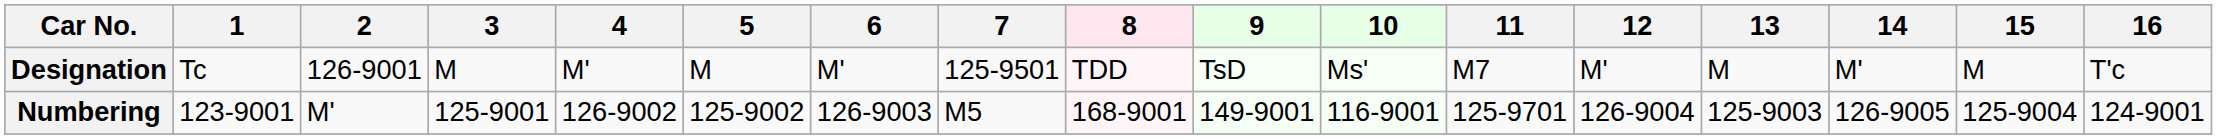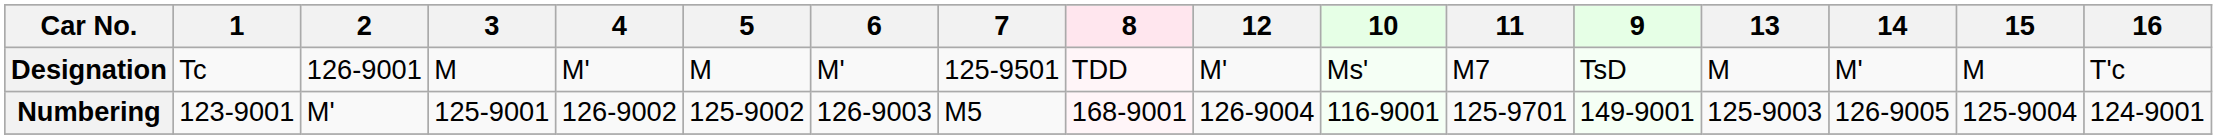columns swapped: (1257, 26) <-> (1637, 26)
